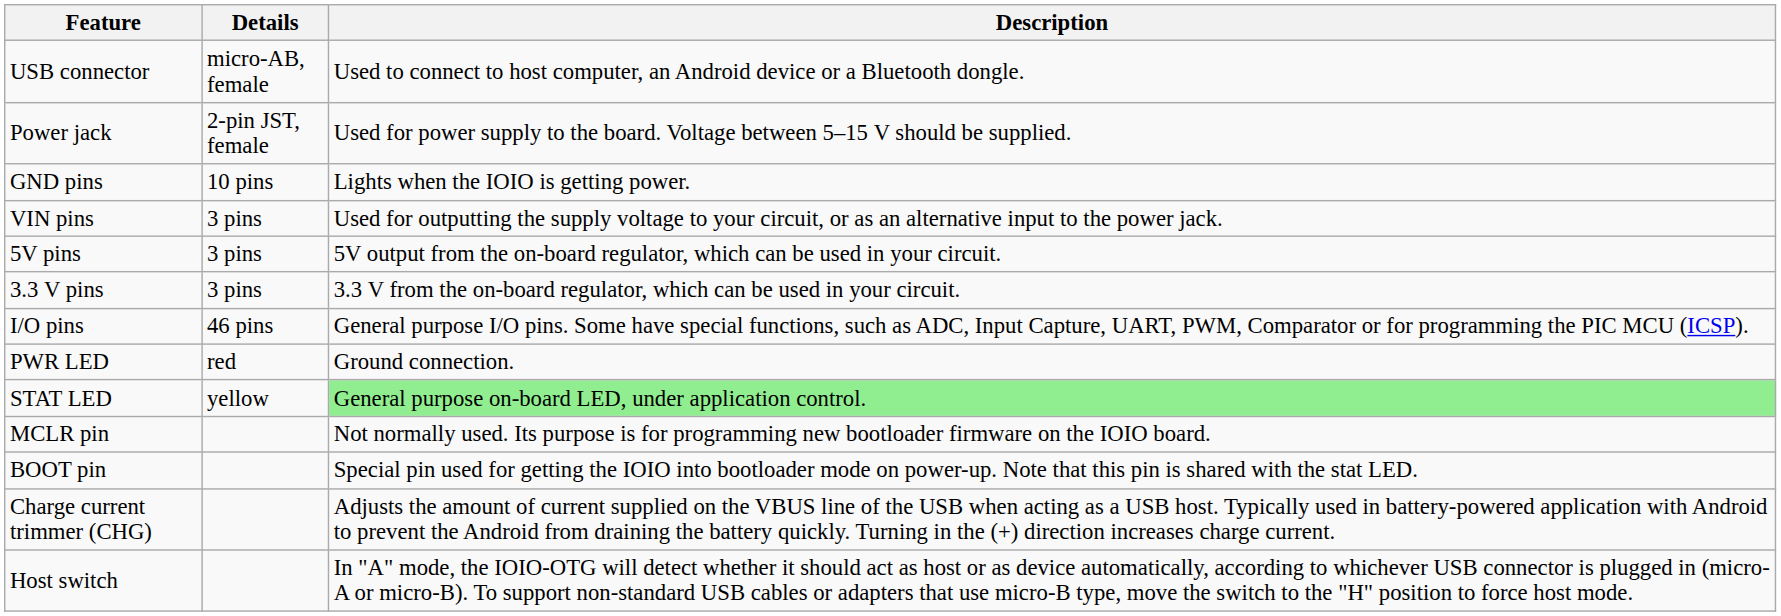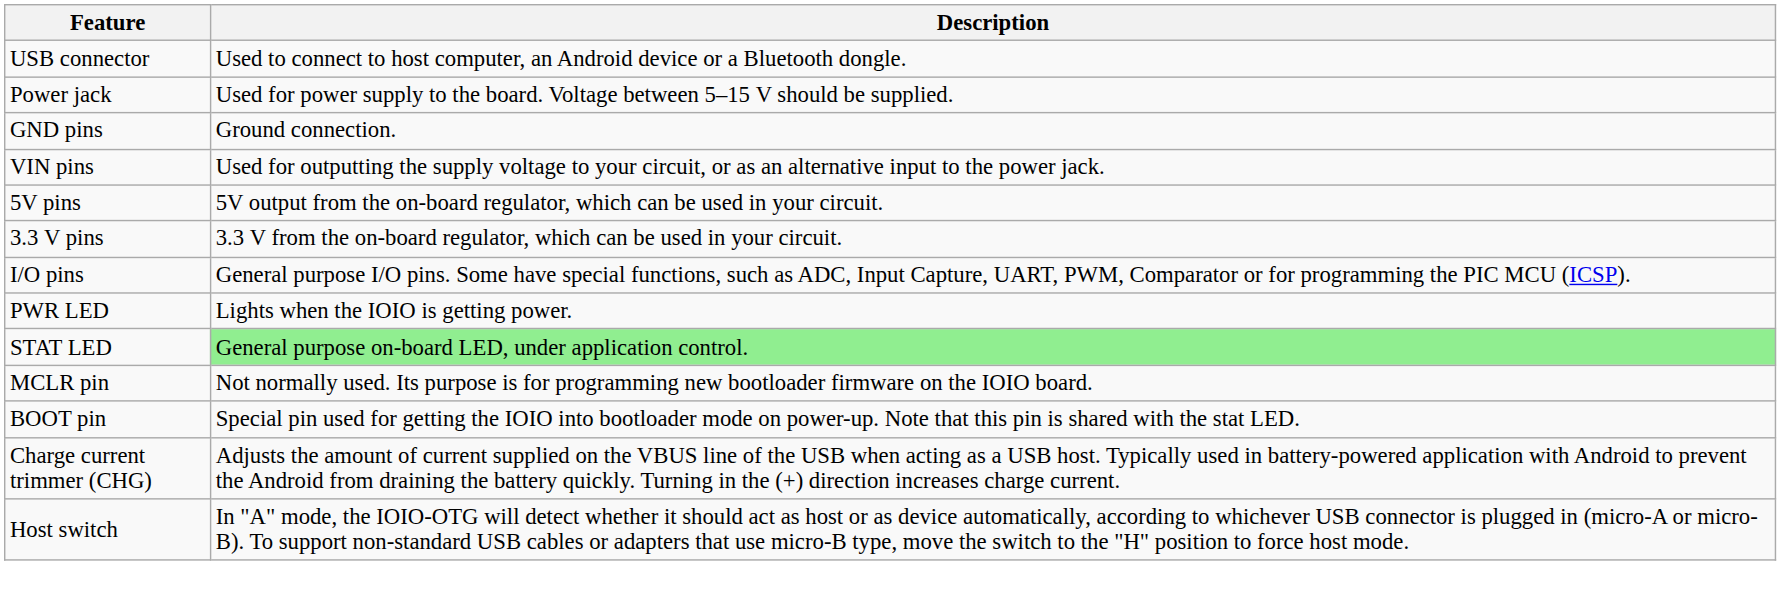- column: (265, 22)
(512, 181) Lights when the IOIO is getting power. -> (306, 130) Ground connection.
(424, 361) Ground connection. -> (394, 310) Lights when the IOIO is getting power.
